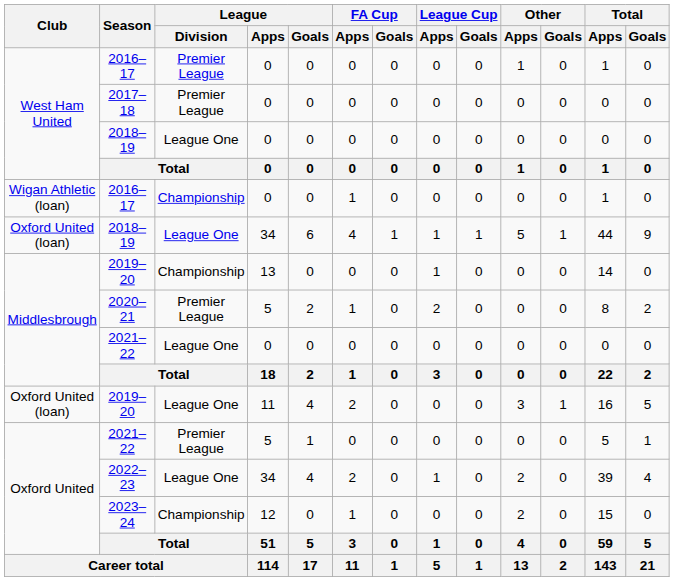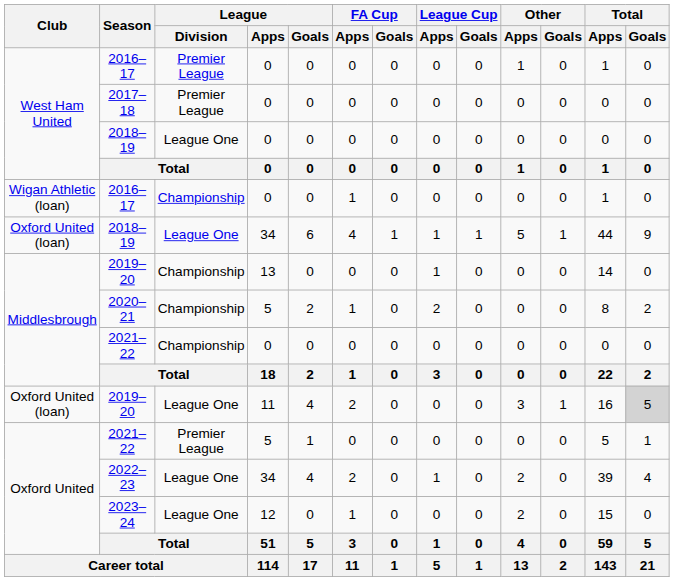(201, 308) Premier League -> (201, 308) Championship
(201, 345) League One -> (201, 345) Championship
(647, 404) no background -> (647, 404) lightgrey background
(201, 514) Championship -> (201, 514) League One
